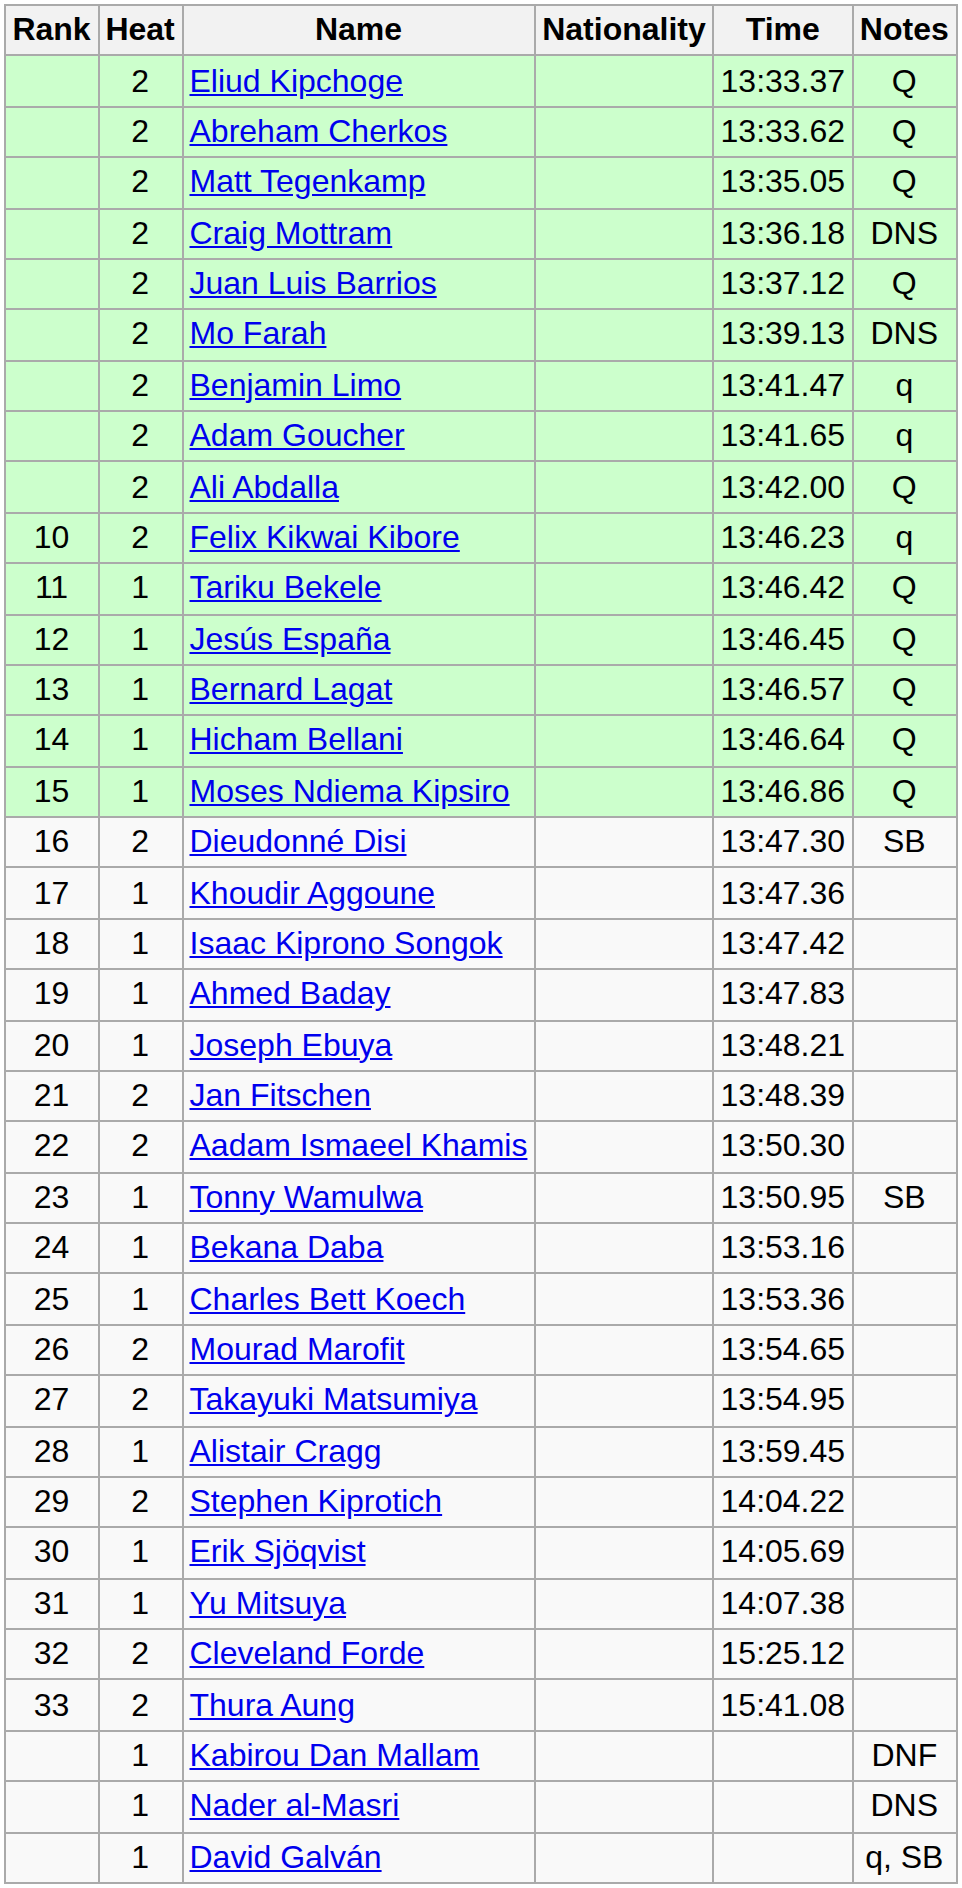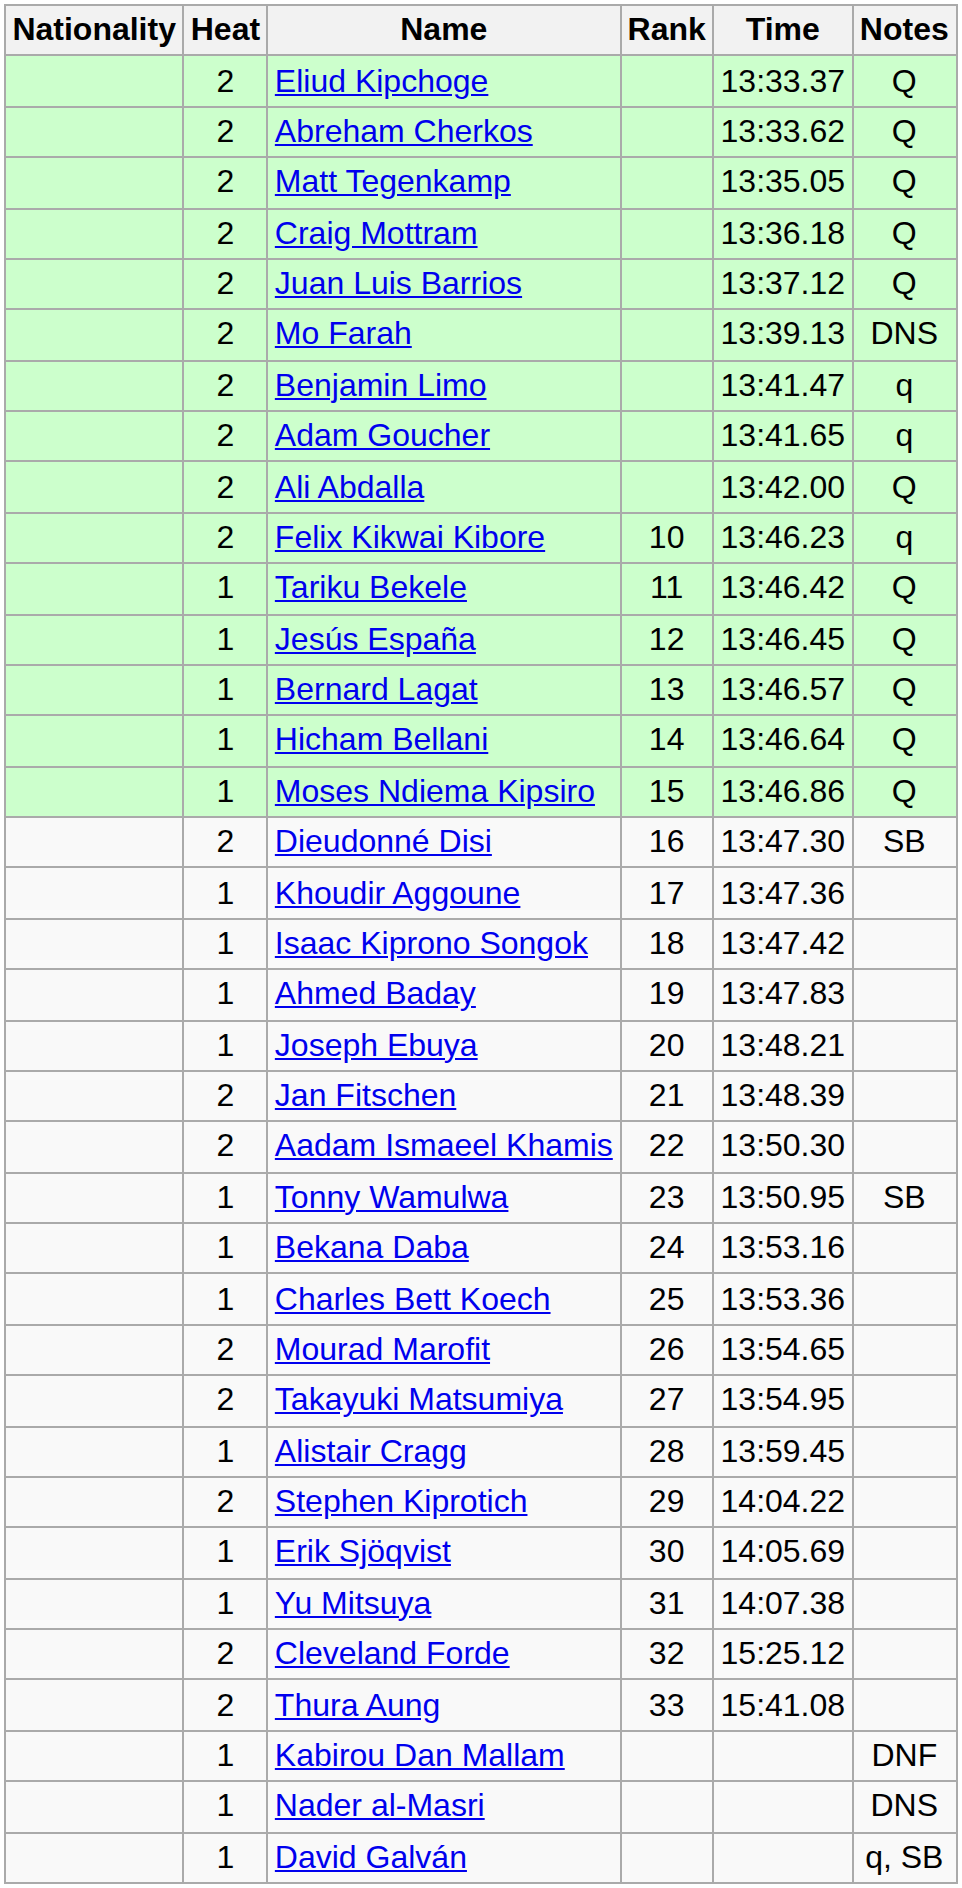columns swapped: (52, 29) <-> (624, 29)
(904, 232) DNS -> (904, 232) Q
